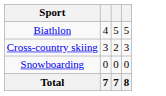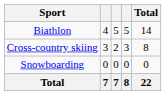+ column: (146, 13)
